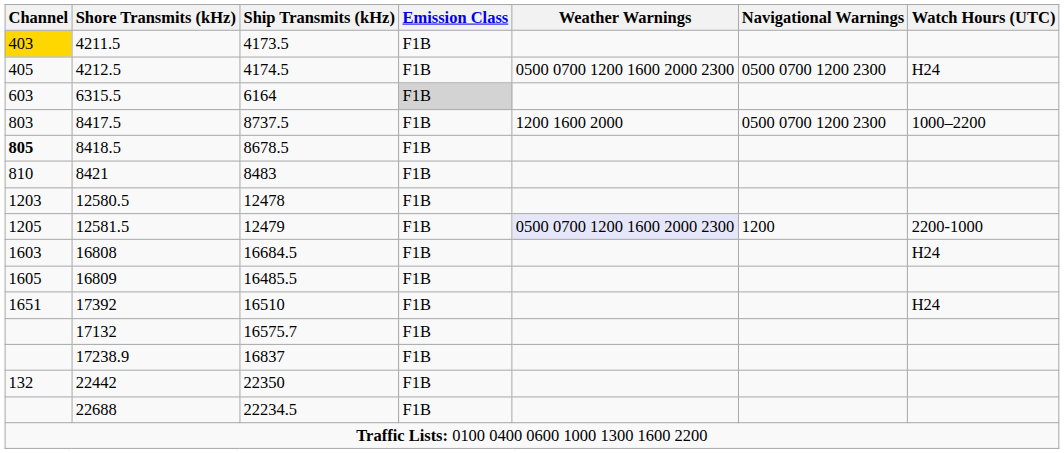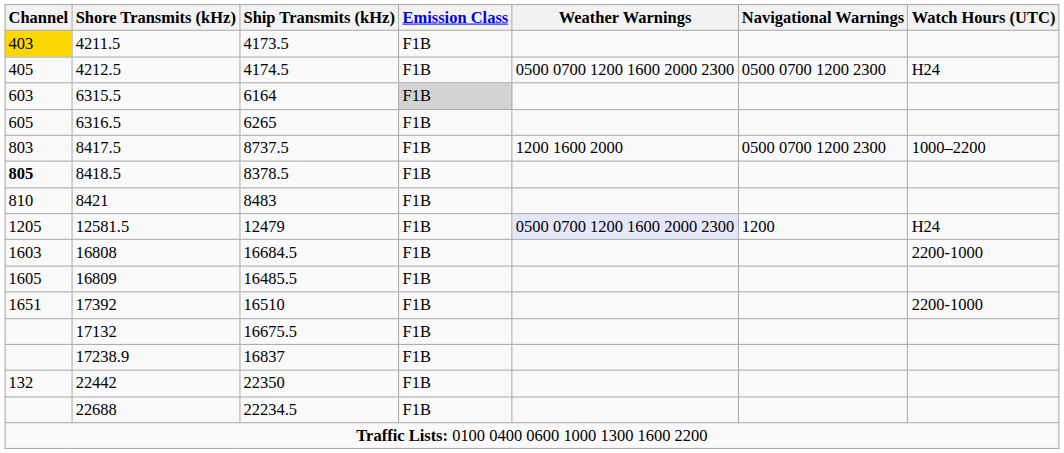+ row: (98, 122)
(266, 148) 8678.5 -> (266, 174) 8378.5
- row: (102, 200)
(947, 226) 2200-1000 -> (926, 226) H24
(926, 252) H24 -> (947, 252) 2200-1000
(926, 305) H24 -> (947, 305) 2200-1000
(270, 331) 16575.7 -> (270, 331) 16675.5
